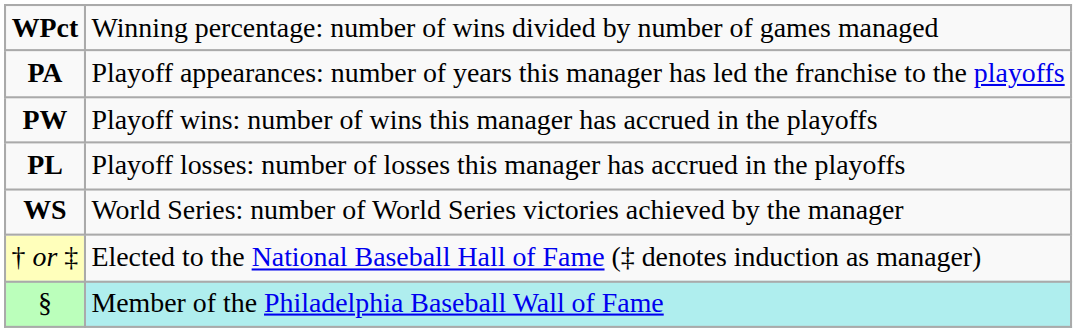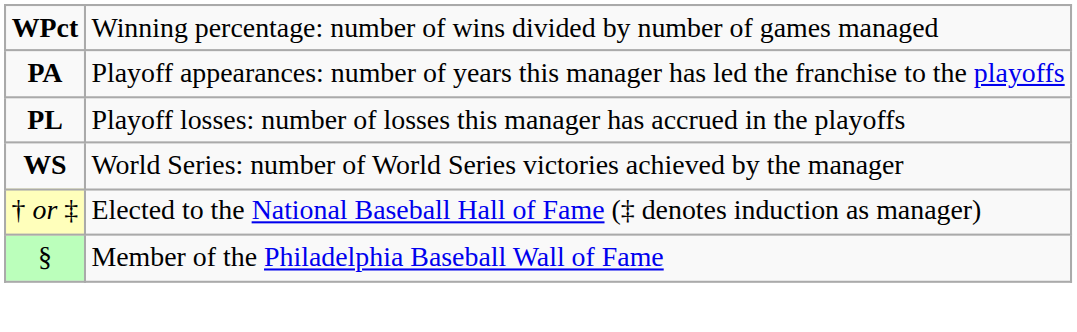- row: (45, 119)
(378, 303) paleturquoise background -> (378, 257) no background
